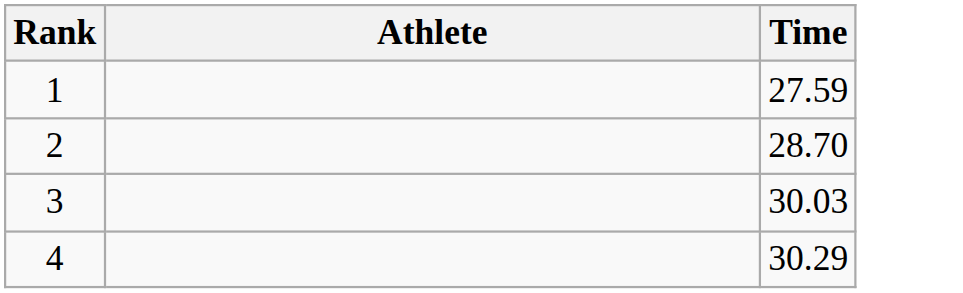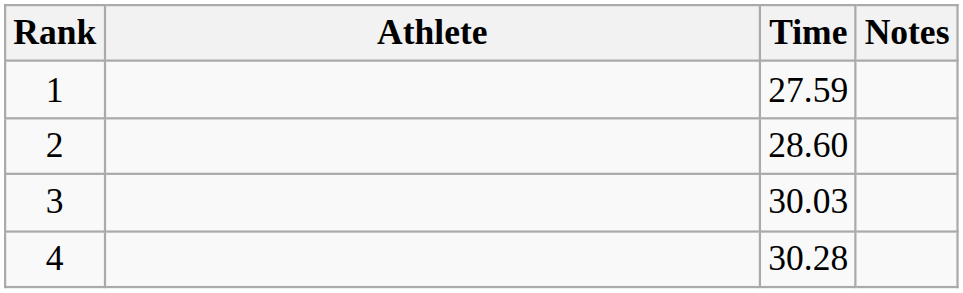+ column: (907, 32)
(808, 145) 28.70 -> (808, 145) 28.60
(808, 257) 30.29 -> (808, 257) 30.28
